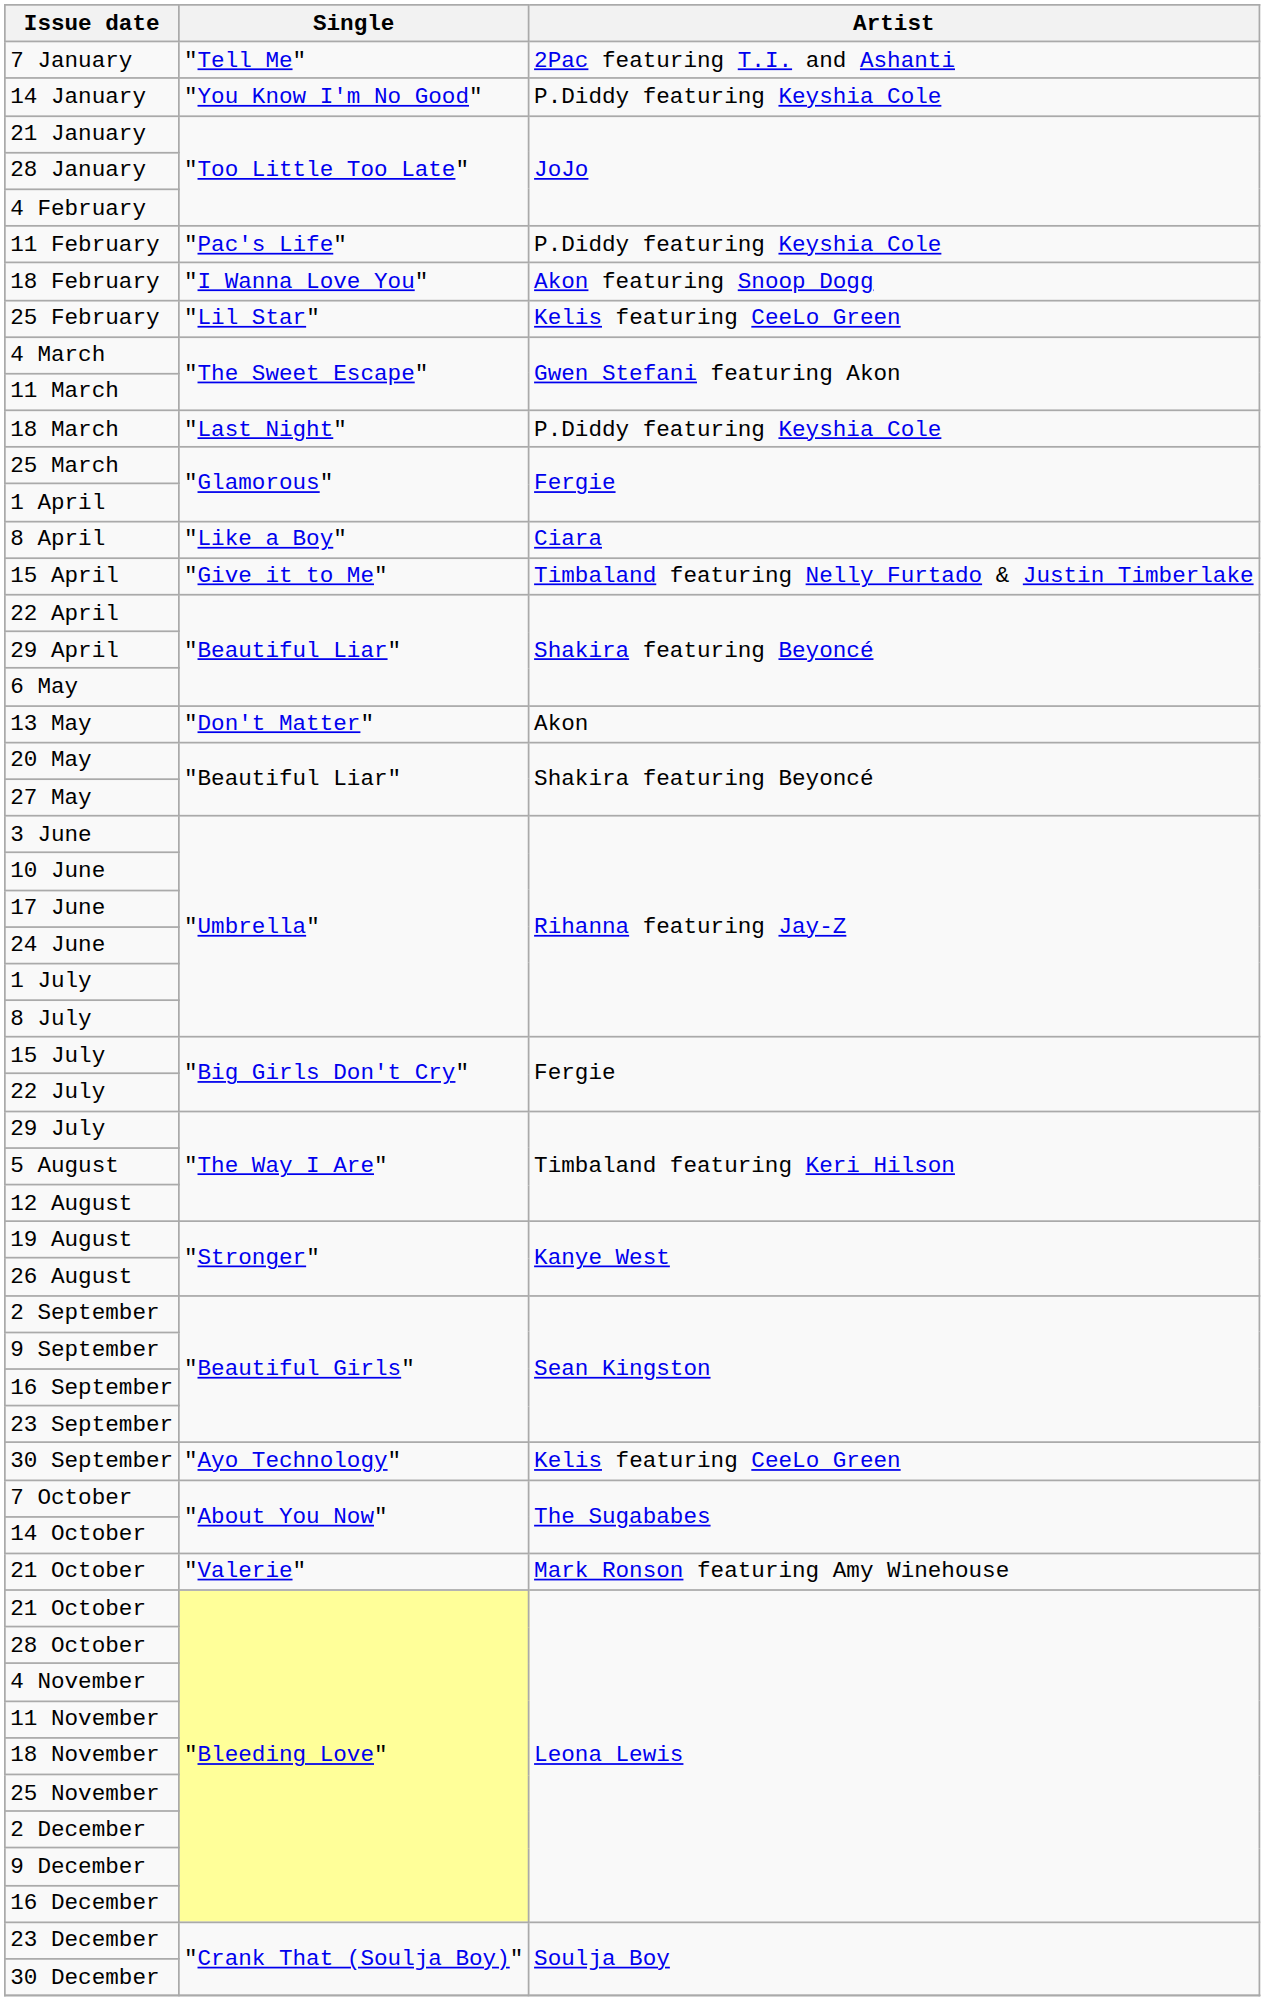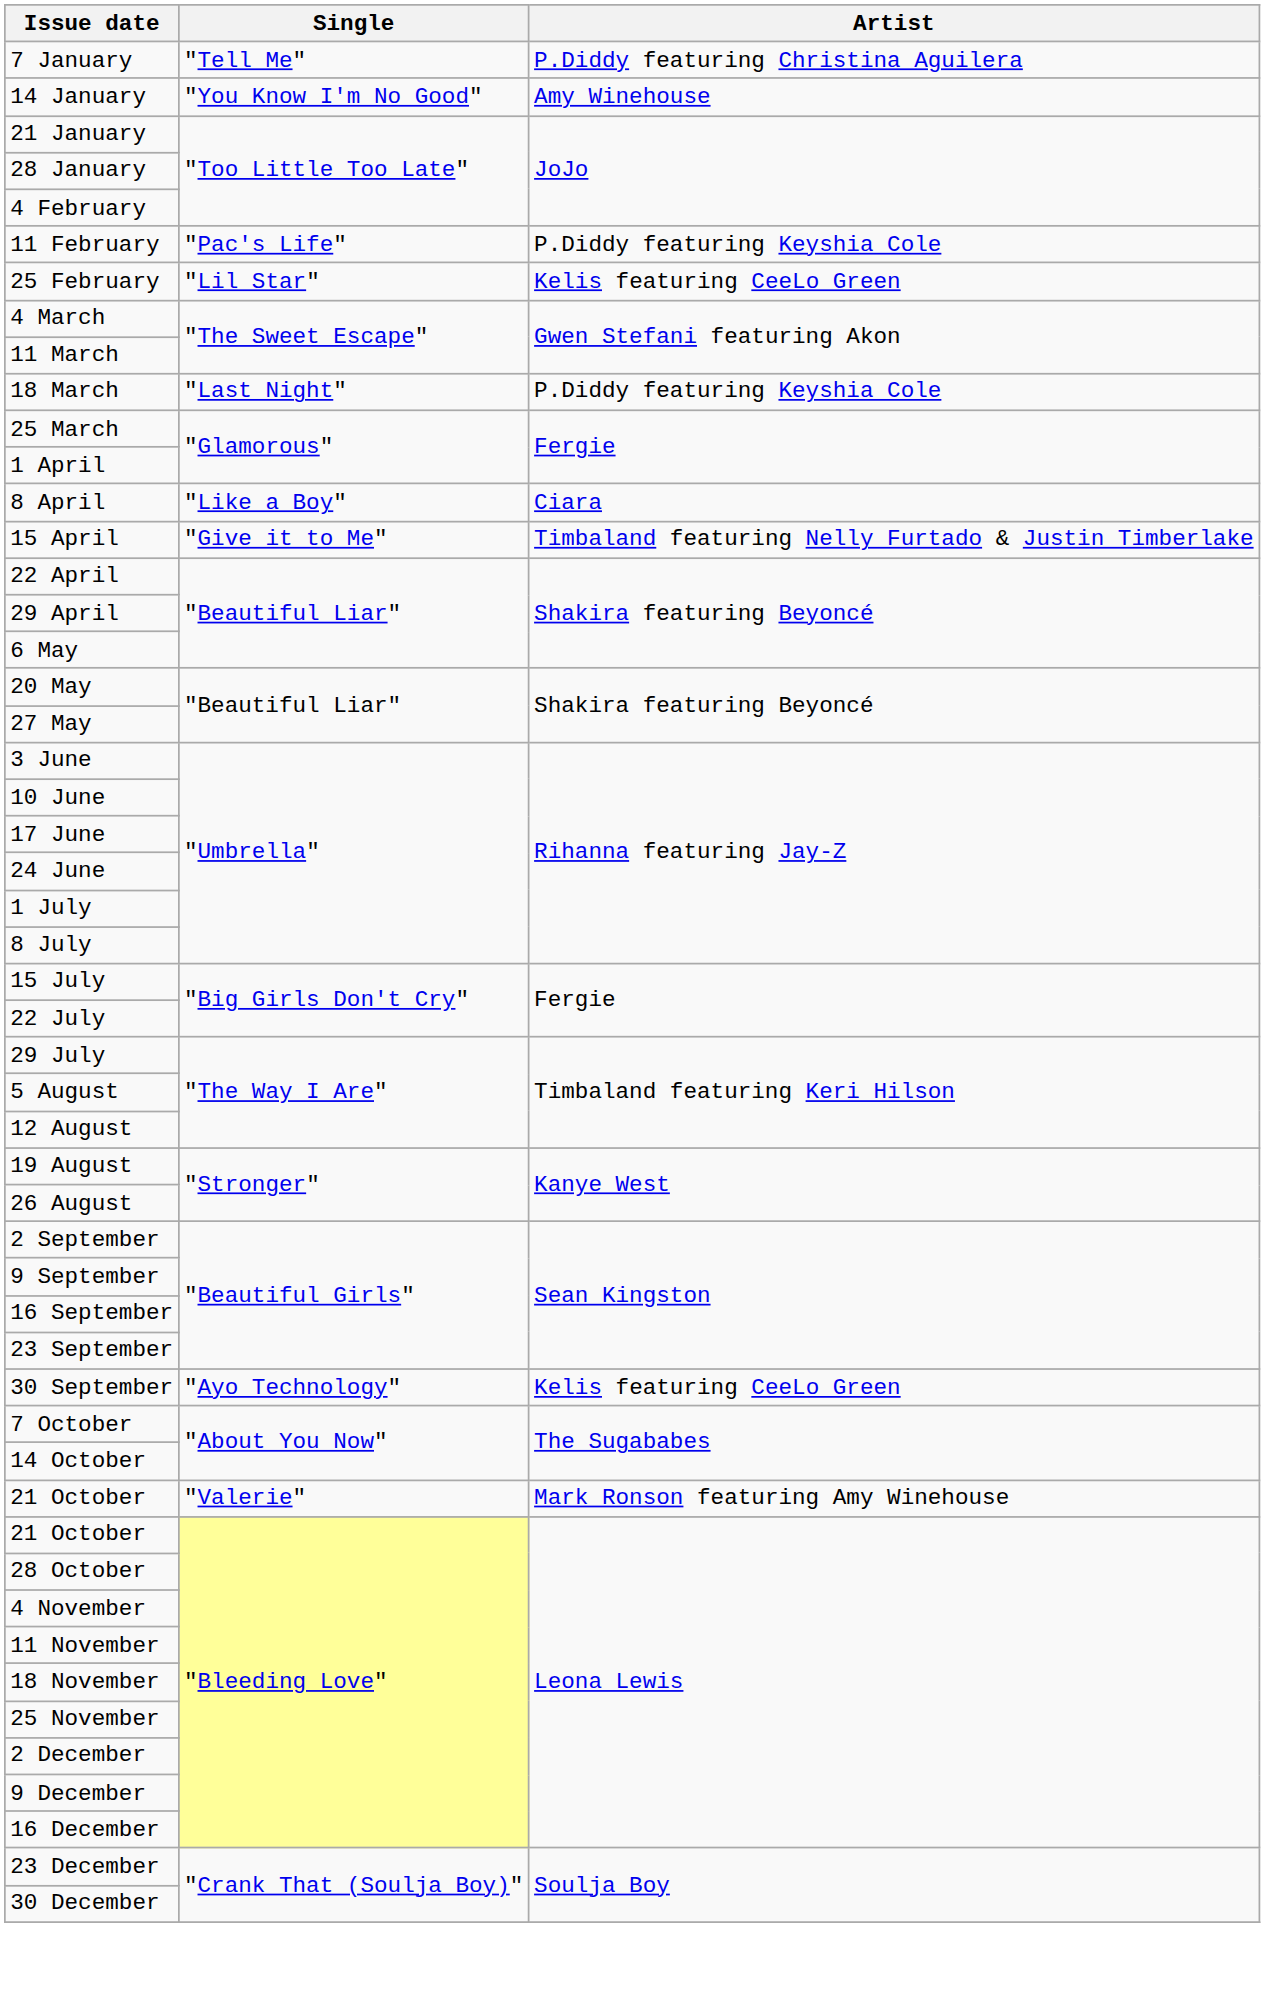(745, 60) 2Pac featuring T.I. and Ashanti -> (778, 60) P.Diddy featuring Christina Aguilera
(738, 97) P.Diddy featuring Keyshia Cole -> (622, 97) Amy Winehouse
- row: (85, 281)
- row: (51, 724)
